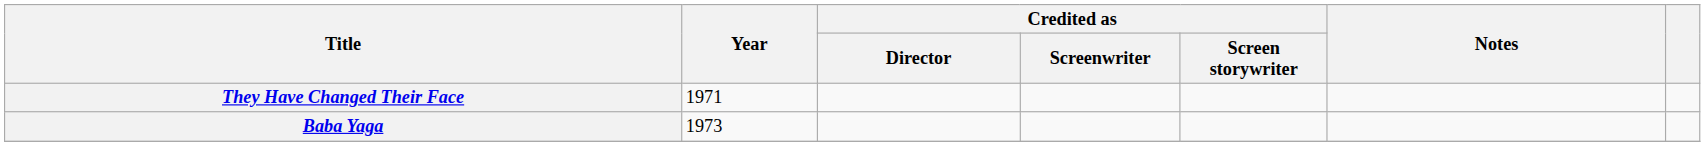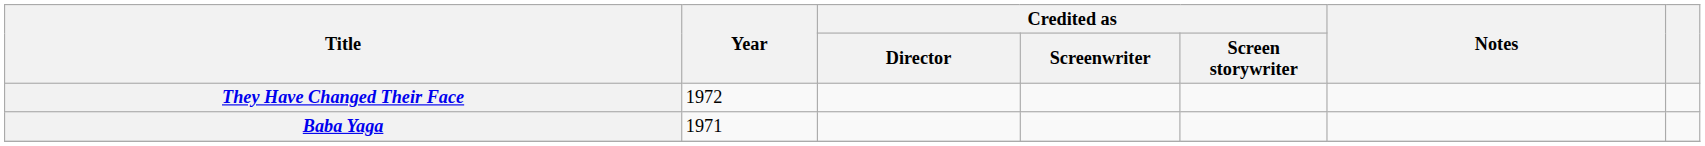(704, 97) 1971 -> (704, 97) 1972
(704, 126) 1973 -> (704, 126) 1971
